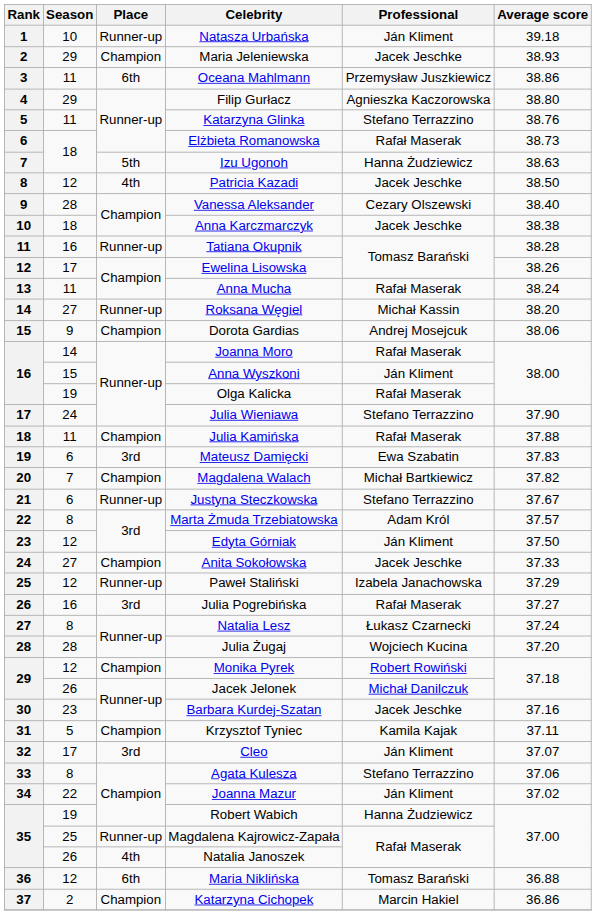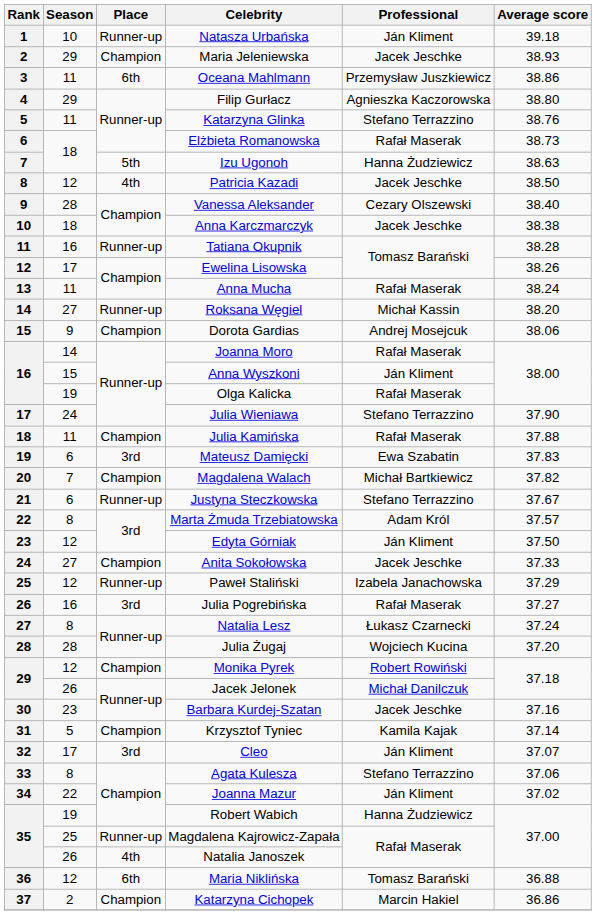(543, 731) 37.11 -> (543, 731) 37.14
